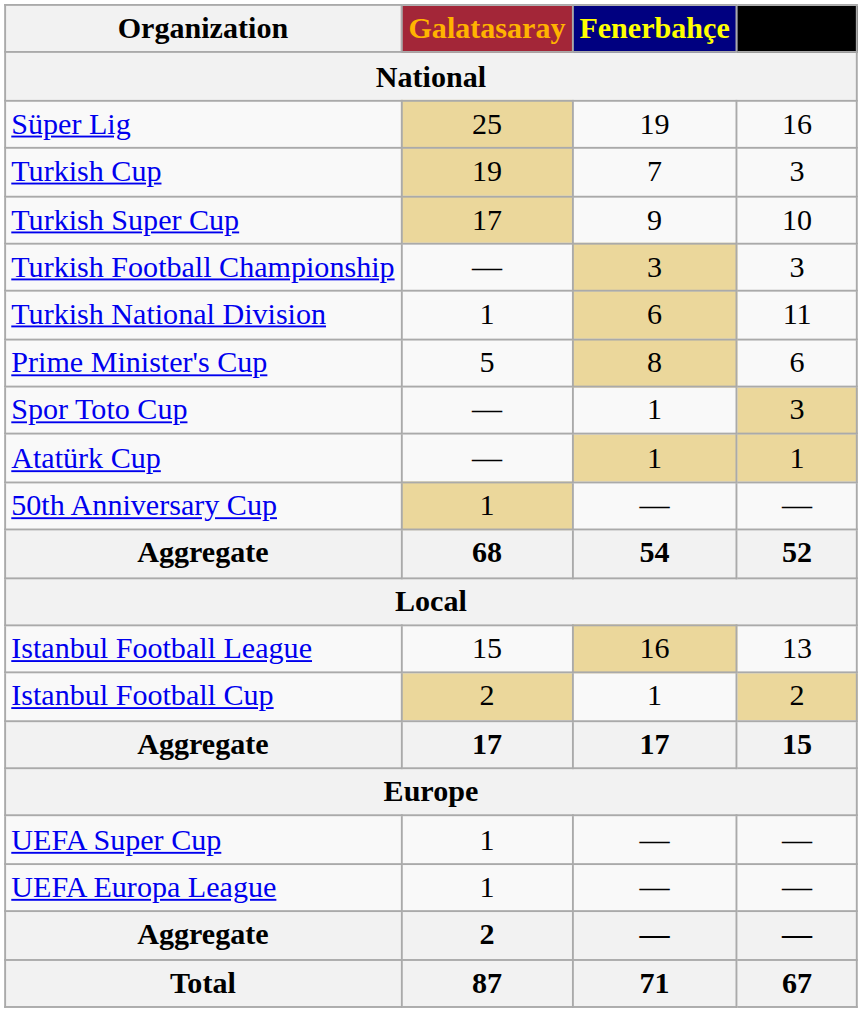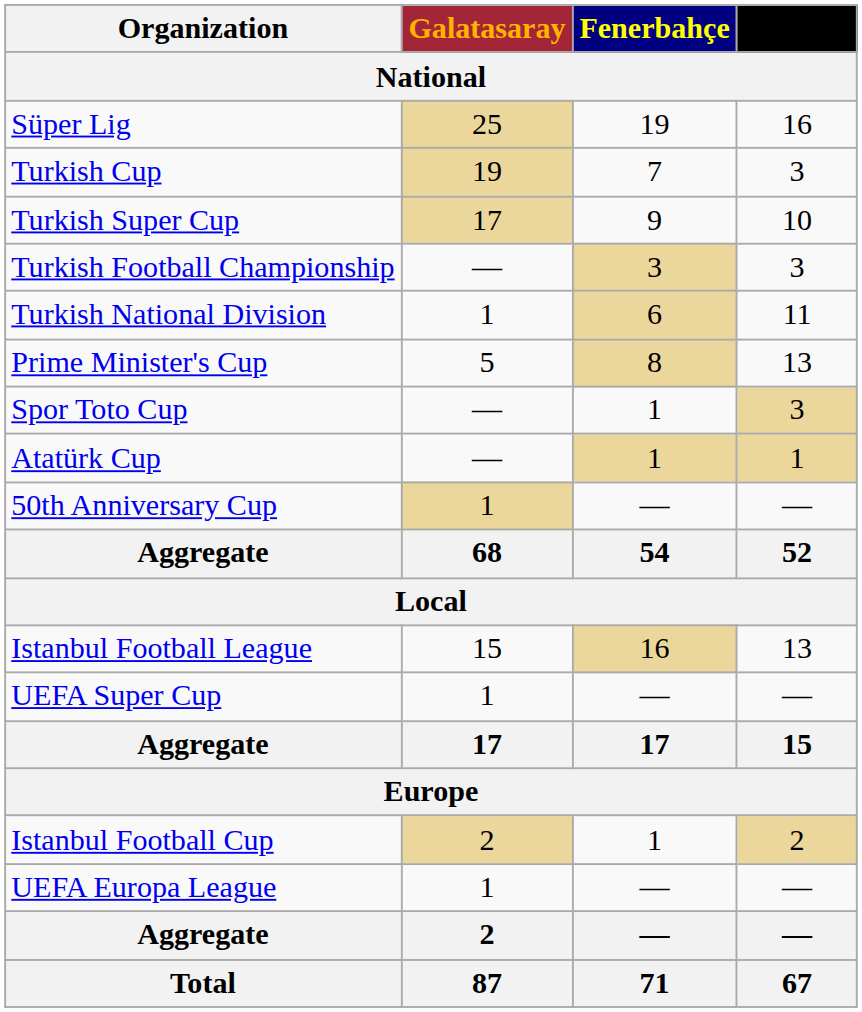(797, 362) 6 -> (797, 362) 13
rows swapped: (142, 696) <-> (116, 839)
